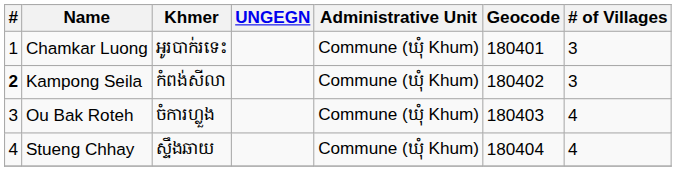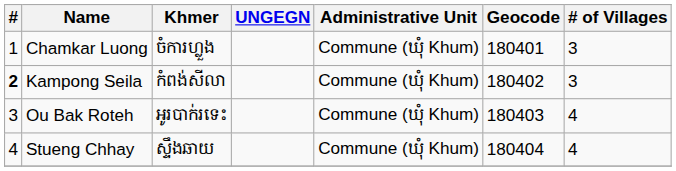(191, 47) អូរបាក់រទេះ -> (185, 47) ចំការហ្លួង
(185, 114) ចំការហ្លួង -> (191, 114) អូរបាក់រទេះ
